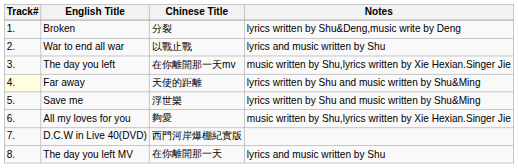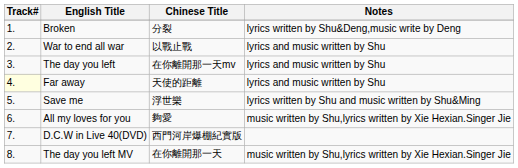(379, 65) music written by Shu,lyrics written by Xie Hexian.Singer Jie -> (316, 65) lyrics and music written by Shu
(364, 83) lyrics written by Shu and music written by Shu&Ming -> (316, 83) lyrics and music written by Shu
(316, 154) lyrics and music written by Shu -> (379, 154) music written by Shu,lyrics written by Xie Hexian.Singer Jie
